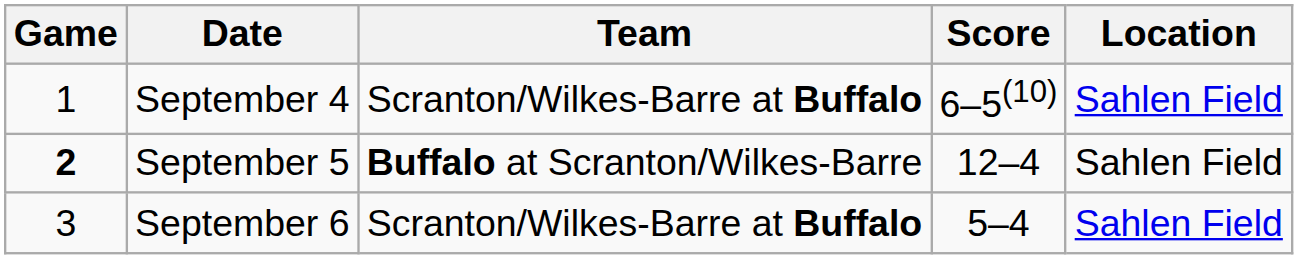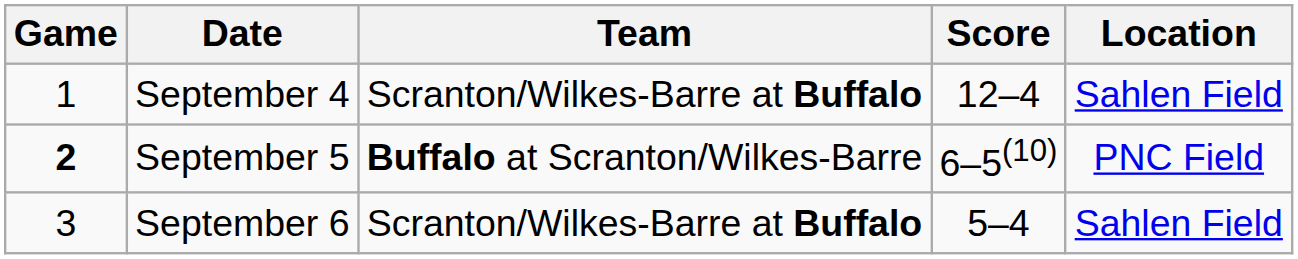(998, 98) 6–5(10) -> (998, 93) 12–4
(998, 163) 12–4 -> (998, 158) 6–5(10)
(1179, 163) Sahlen Field -> (1179, 157) PNC Field
